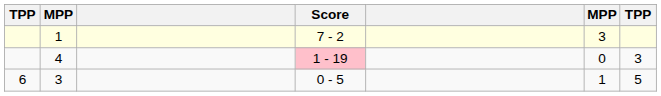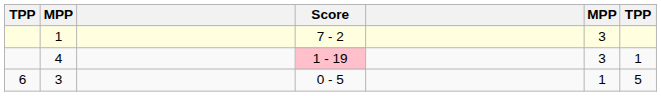(602, 58) 0 -> (602, 58) 3
(638, 58) 3 -> (638, 58) 1
